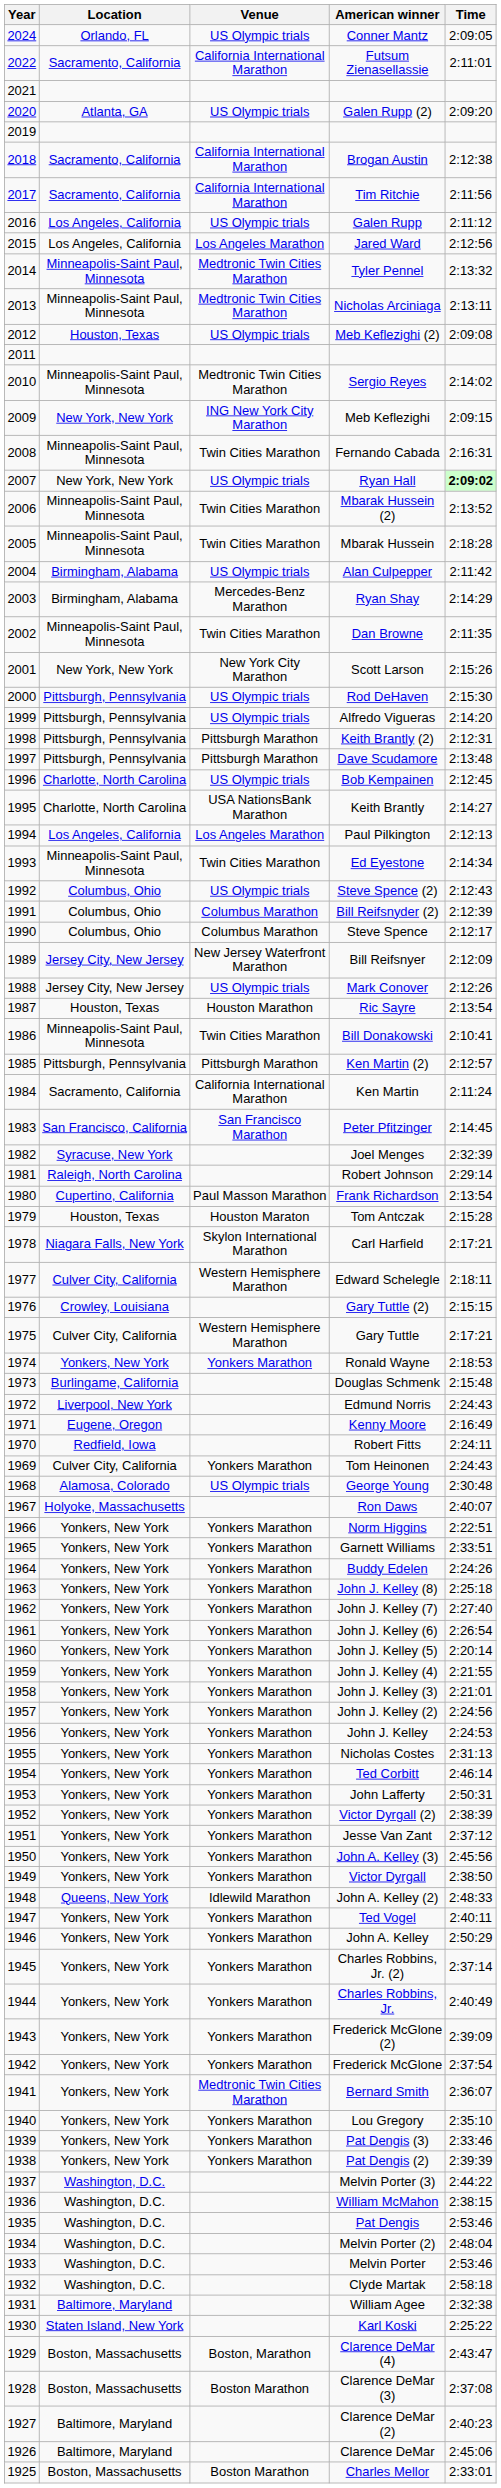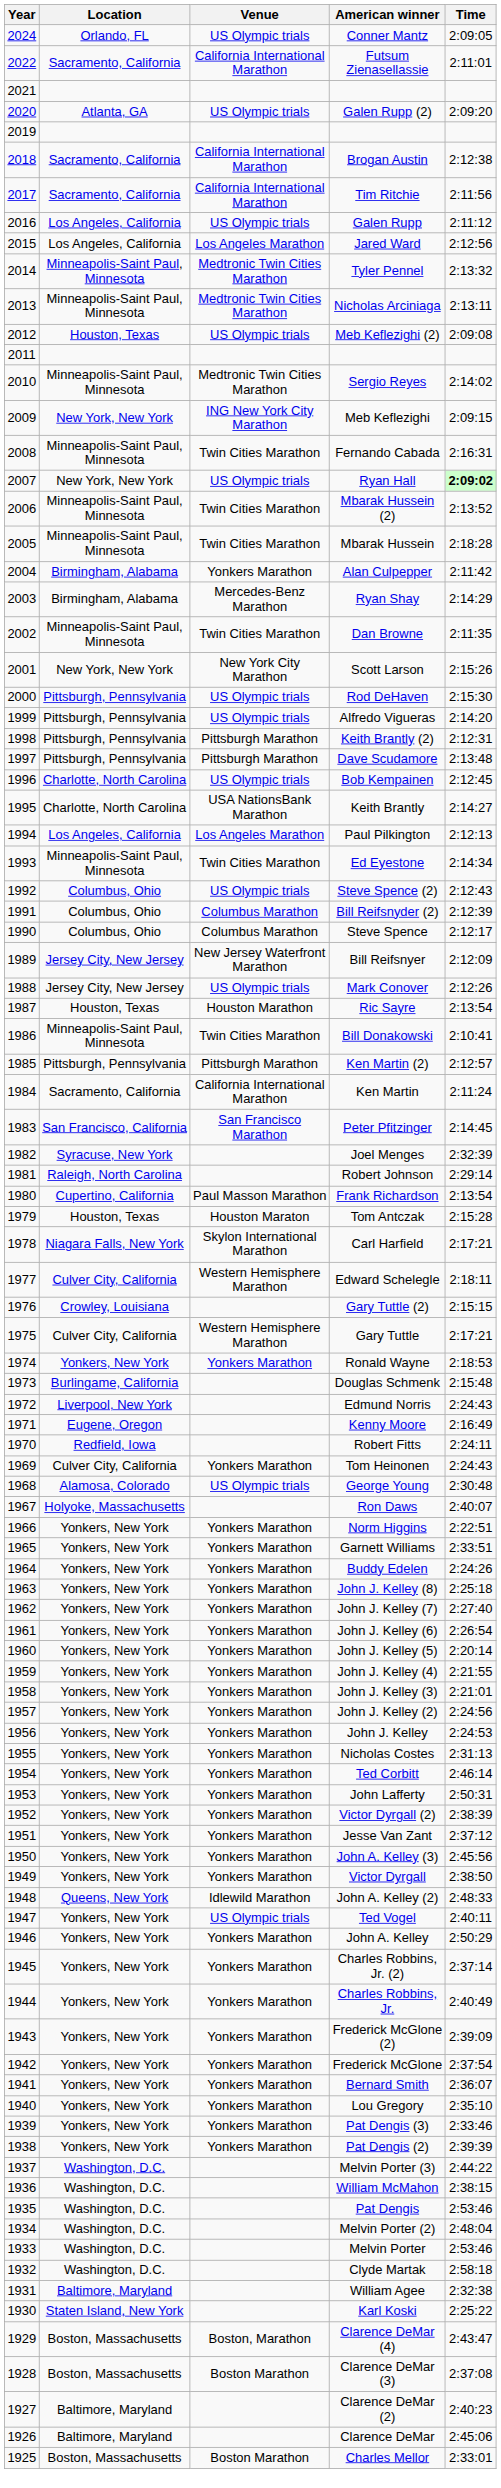(260, 571) US Olympic trials -> (260, 571) Yonkers Marathon
(260, 1918) Yonkers Marathon -> (260, 1918) US Olympic trials
(260, 2092) Medtronic Twin Cities Marathon -> (260, 2085) Yonkers Marathon
